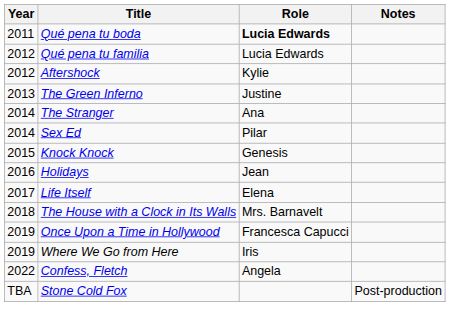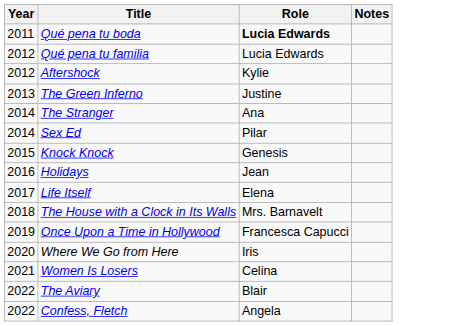(21, 251) 2019 -> (21, 251) 2020
+ row: (89, 271)
+ row: (70, 291)
- row: (84, 291)
